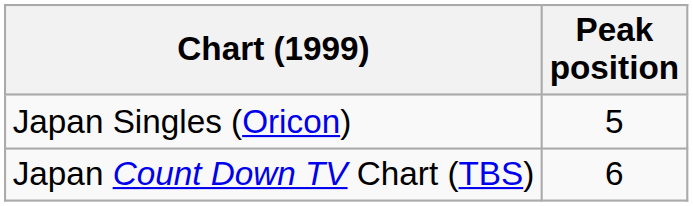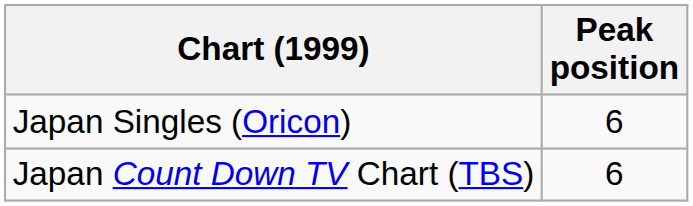(614, 121) 5 -> (614, 121) 6
